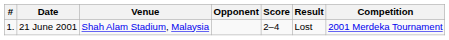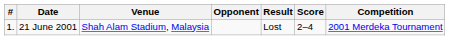columns swapped: (277, 12) <-> (309, 12)
